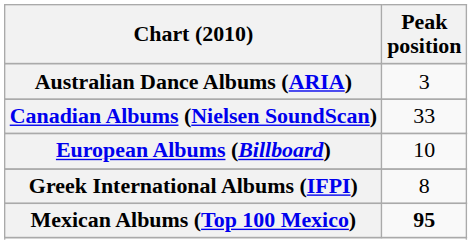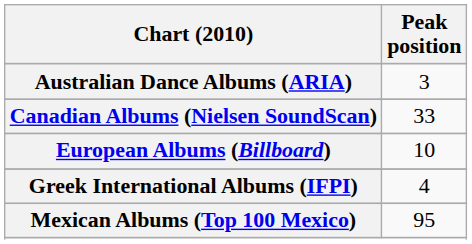(424, 185) 8 -> (424, 185) 4
(424, 220) bold -> (424, 220) normal
